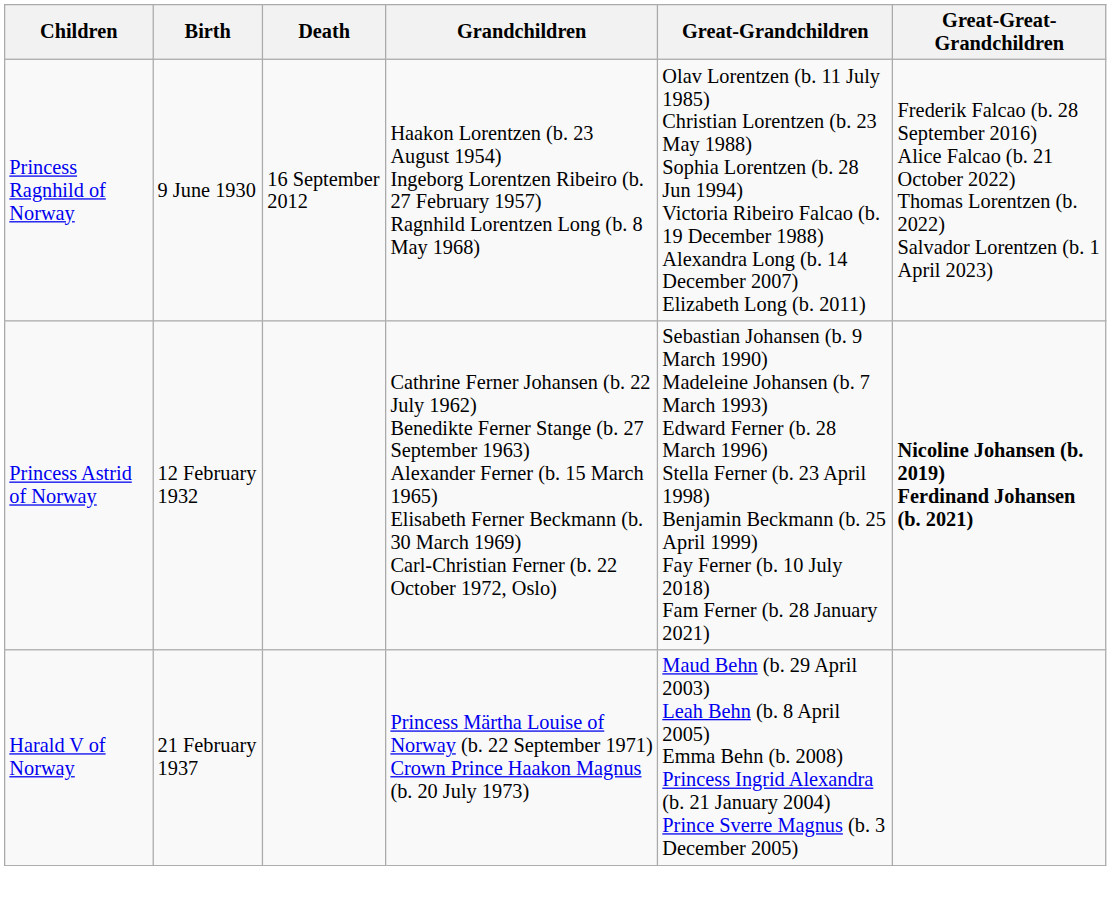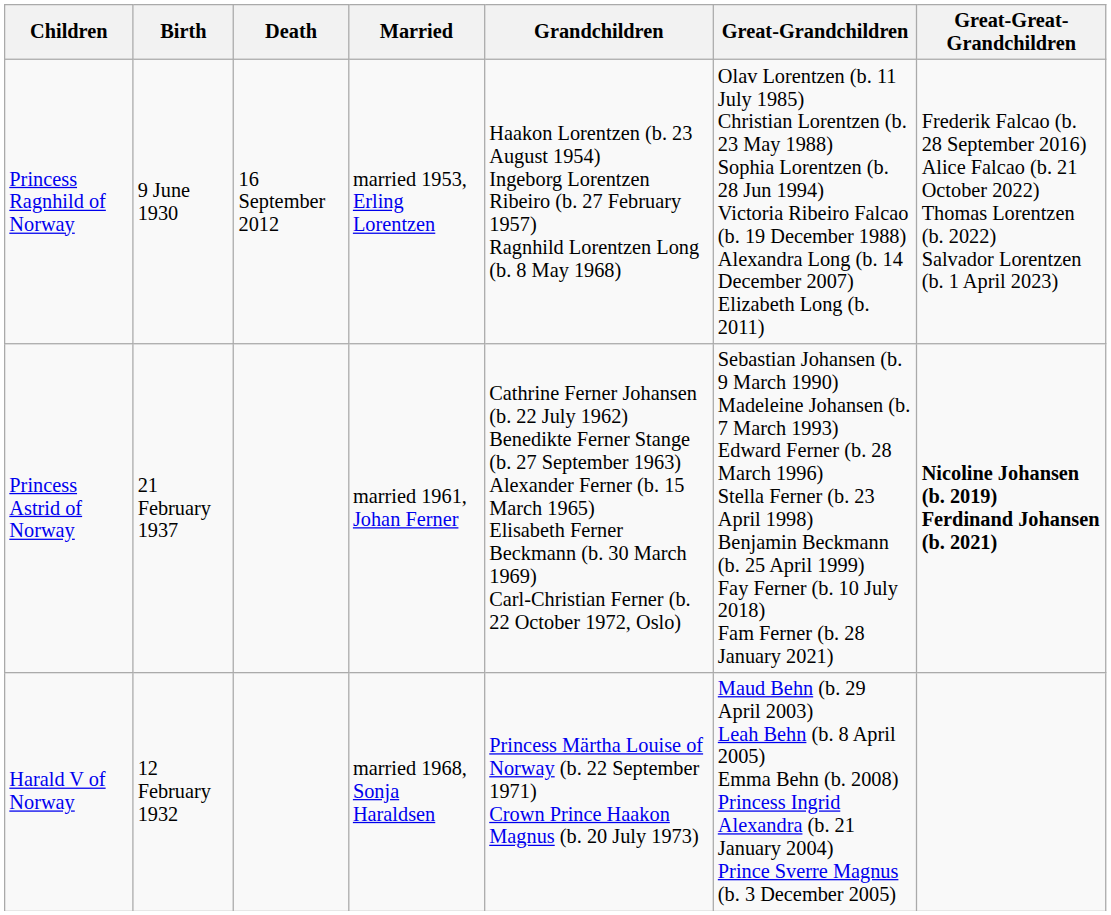+ column: (416, 32)
(207, 485) 12 February 1932 -> (174, 507) 21 February 1937
(207, 757) 21 February 1937 -> (174, 791) 12 February 1932
